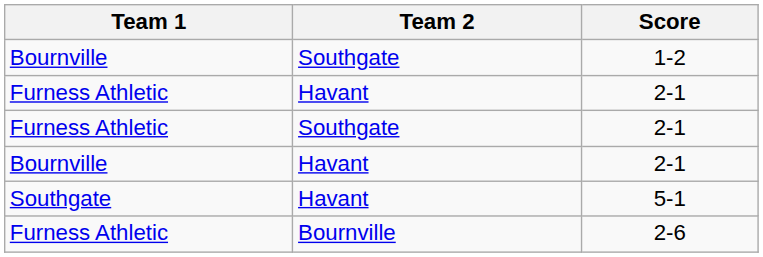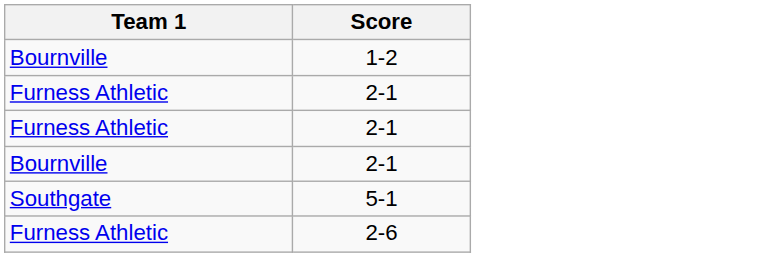- column: (437, 22)
